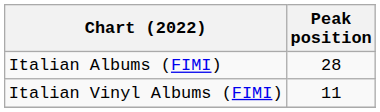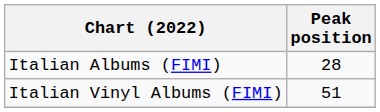(331, 93) 11 -> (331, 93) 51
